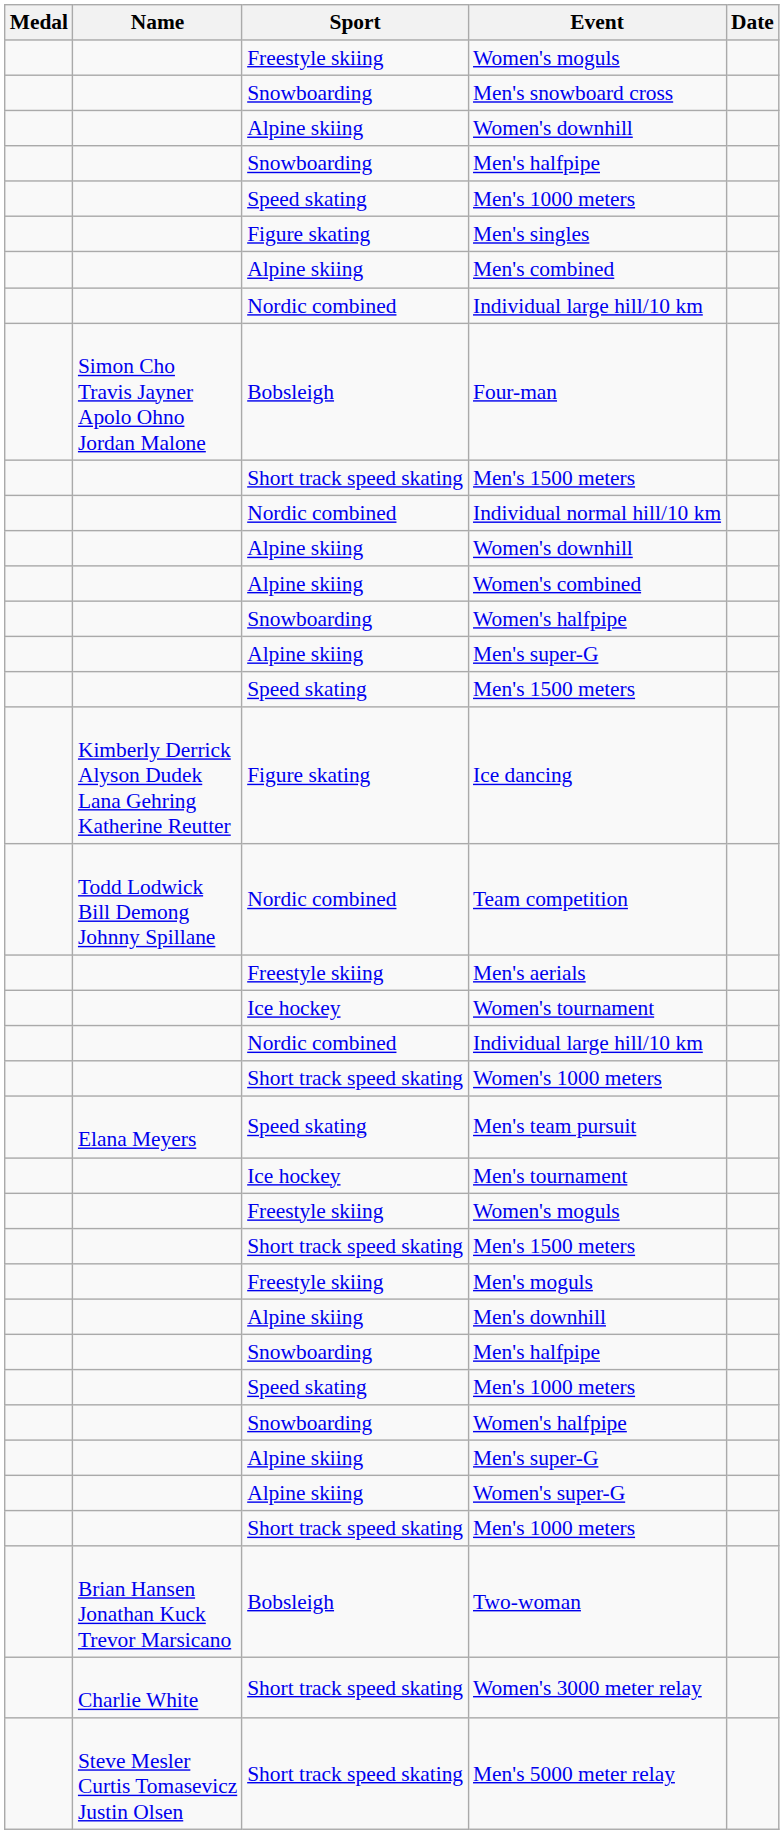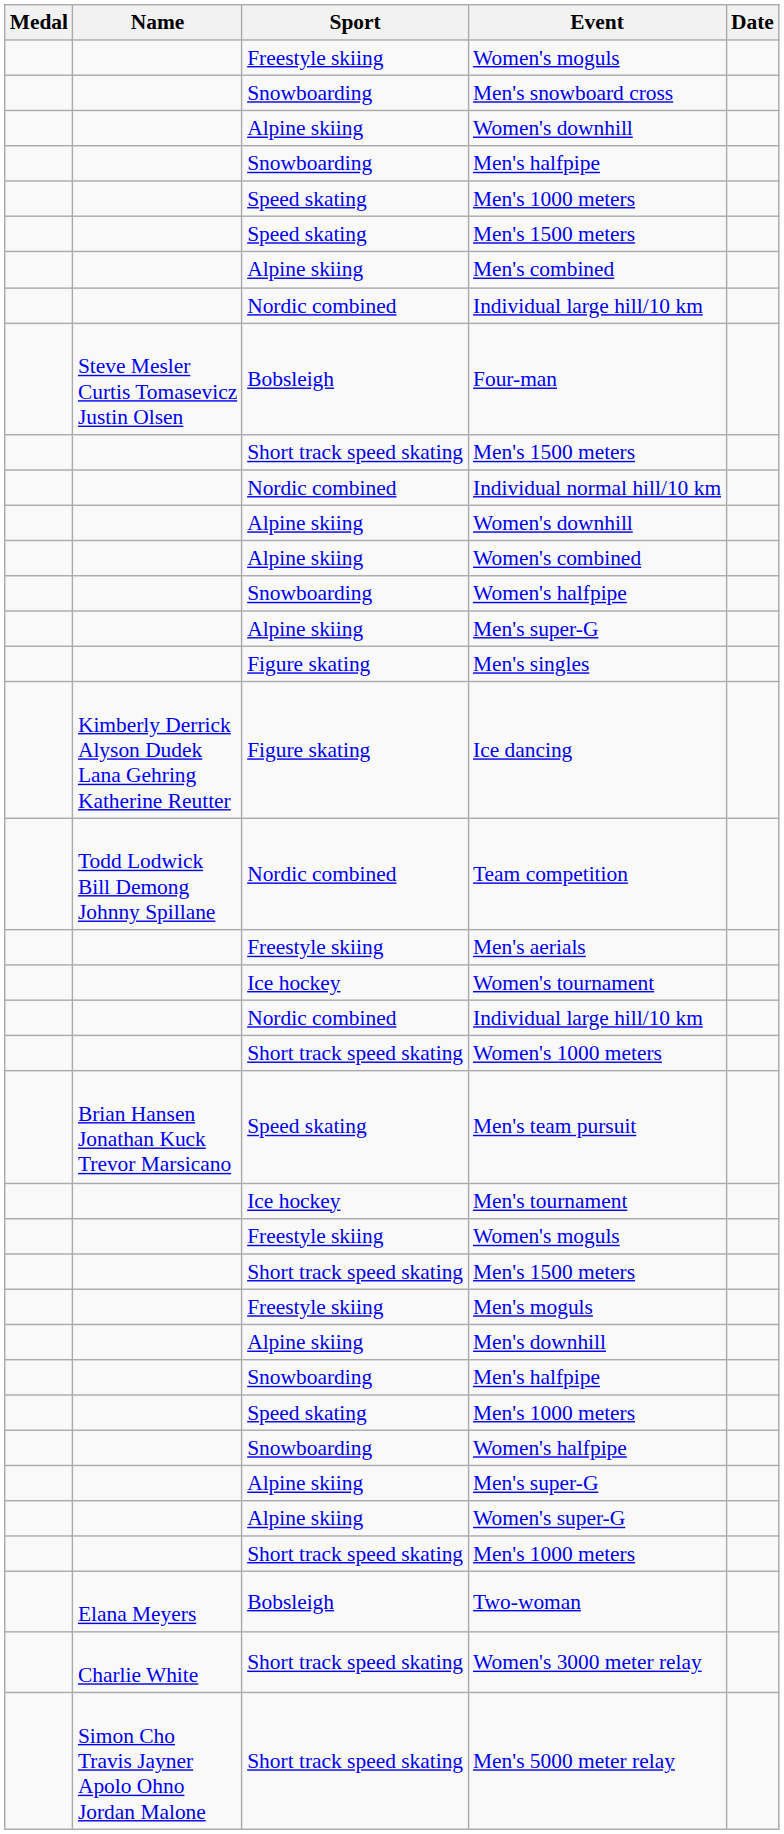rows swapped: (309, 234) <-> (307, 689)
(142, 403) Simon Cho Travis Jayner Apolo Ohno Jordan Malone -> (158, 391) Steve Mesler Curtis Tomasevicz Justin Olsen
(137, 1139) Elana Meyers -> (155, 1139) Brian Hansen Jonathan Kuck Trevor Marsicano
(155, 1614) Brian Hansen Jonathan Kuck Trevor Marsicano -> (137, 1614) Elana Meyers
(158, 1786) Steve Mesler Curtis Tomasevicz Justin Olsen -> (142, 1774) Simon Cho Travis Jayner Apolo Ohno Jordan Malone
